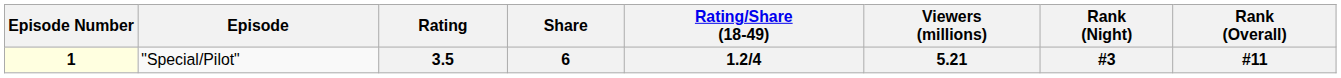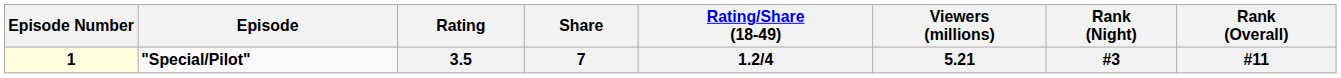(191, 60) normal -> (196, 60) bold
(566, 60) 6 -> (581, 60) 7
